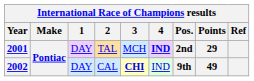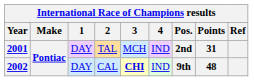(161, 49) bold -> (160, 49) normal
(212, 49) 29 -> (211, 49) 31
(212, 67) 49 -> (211, 67) 48
